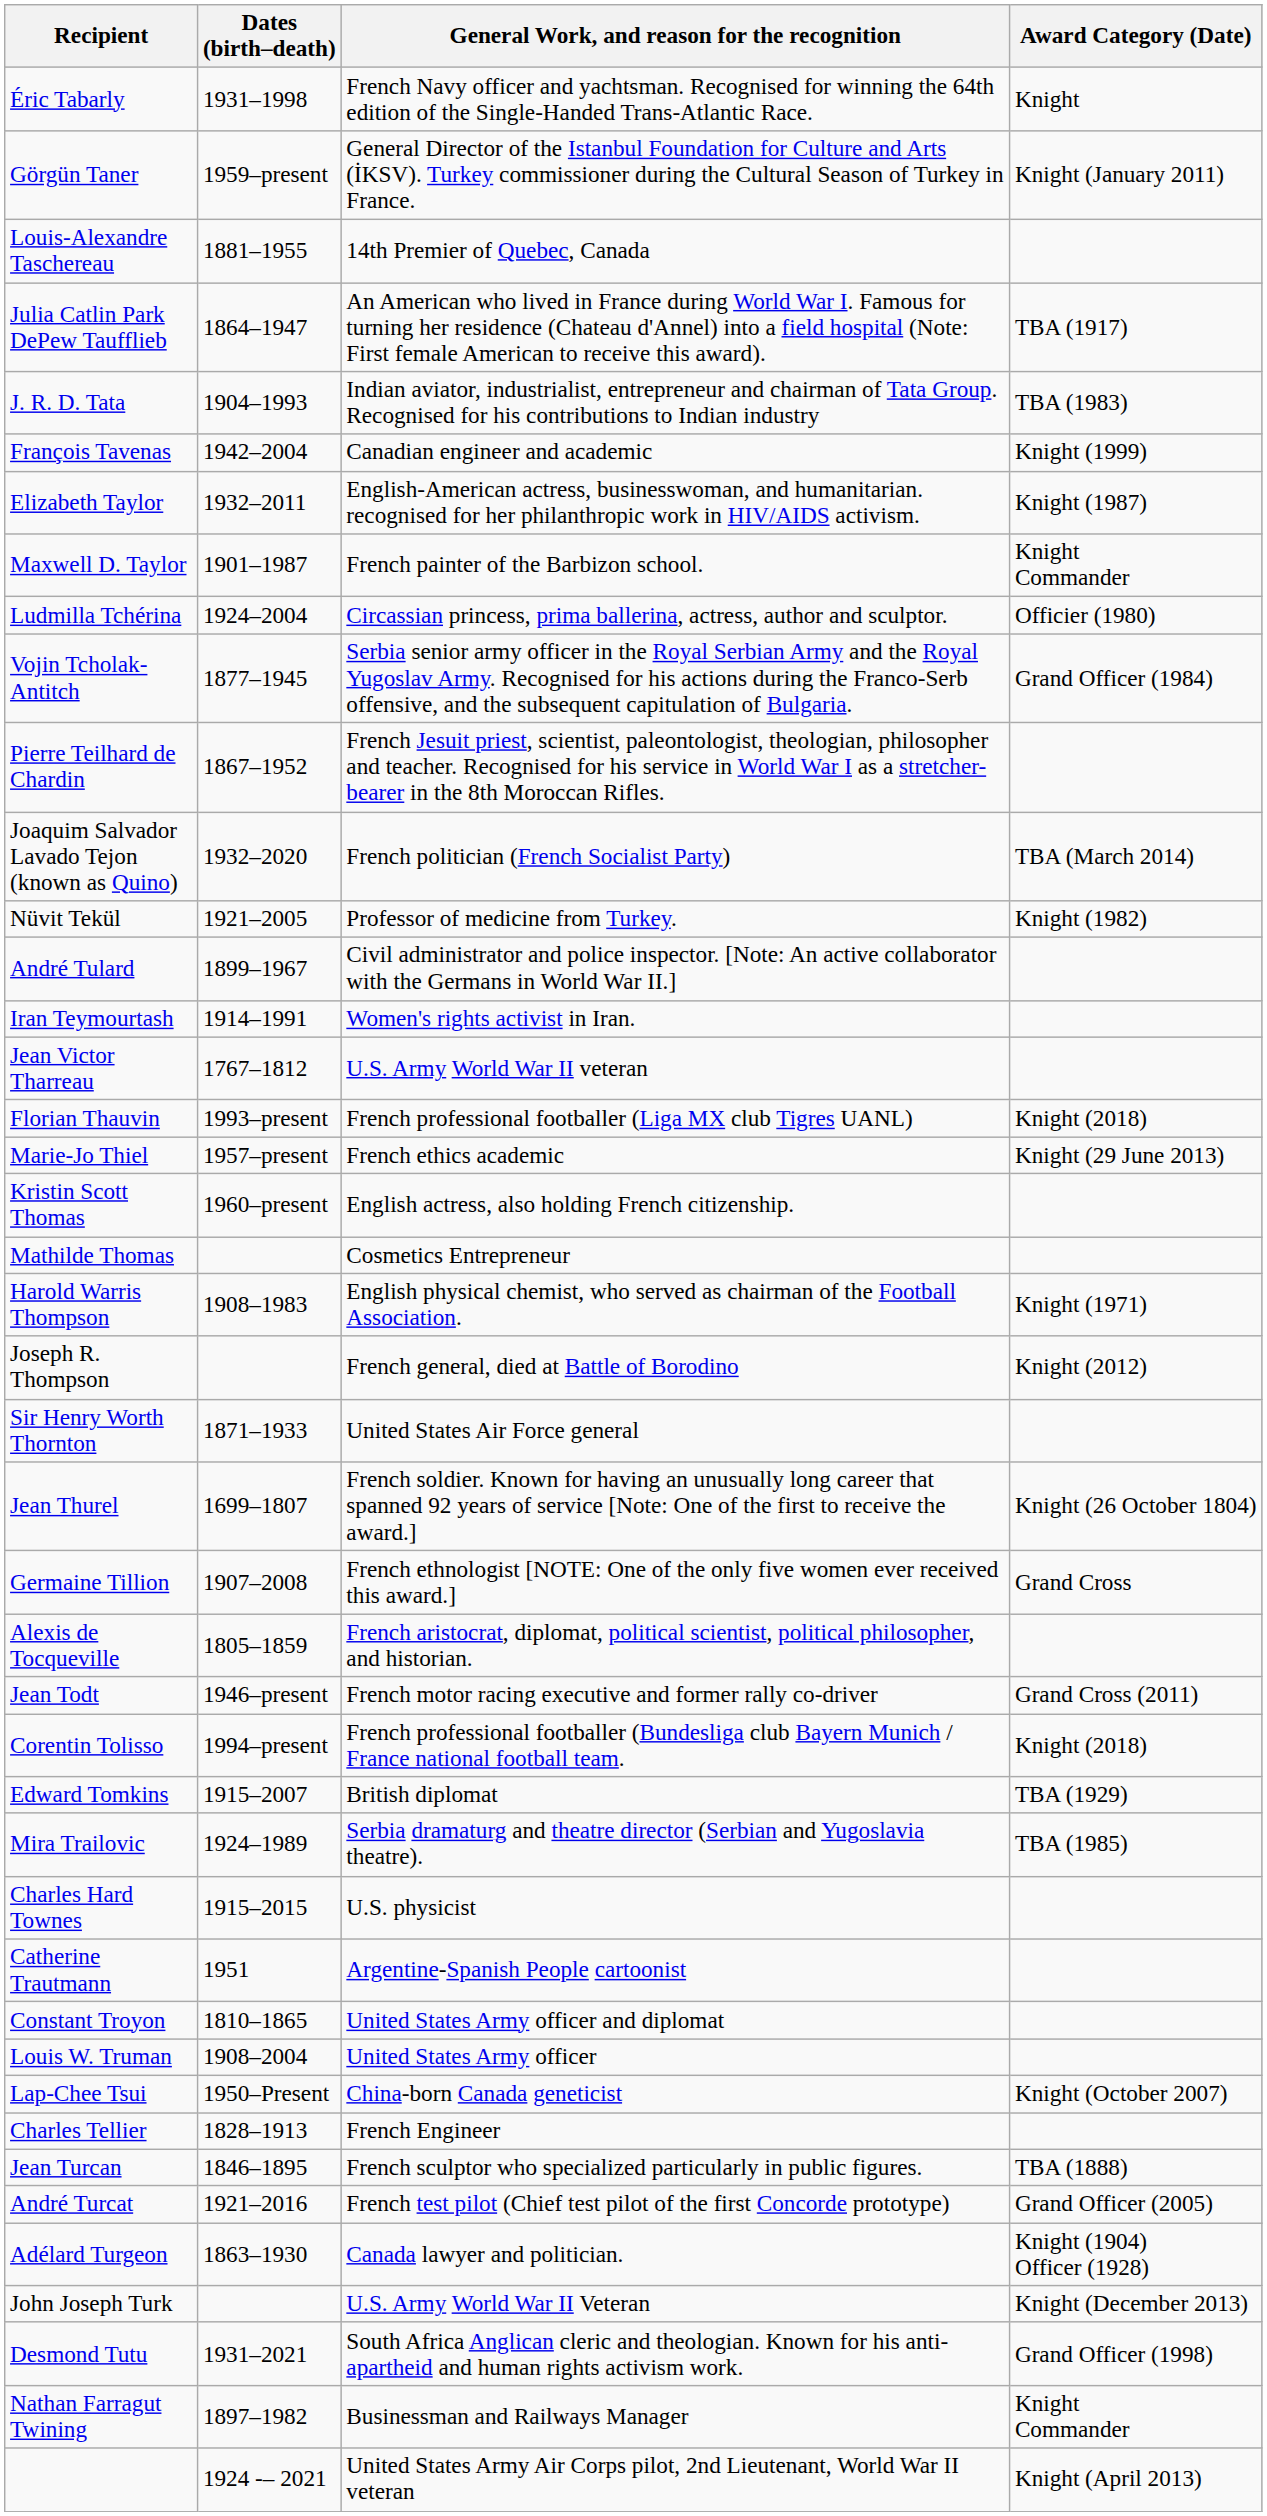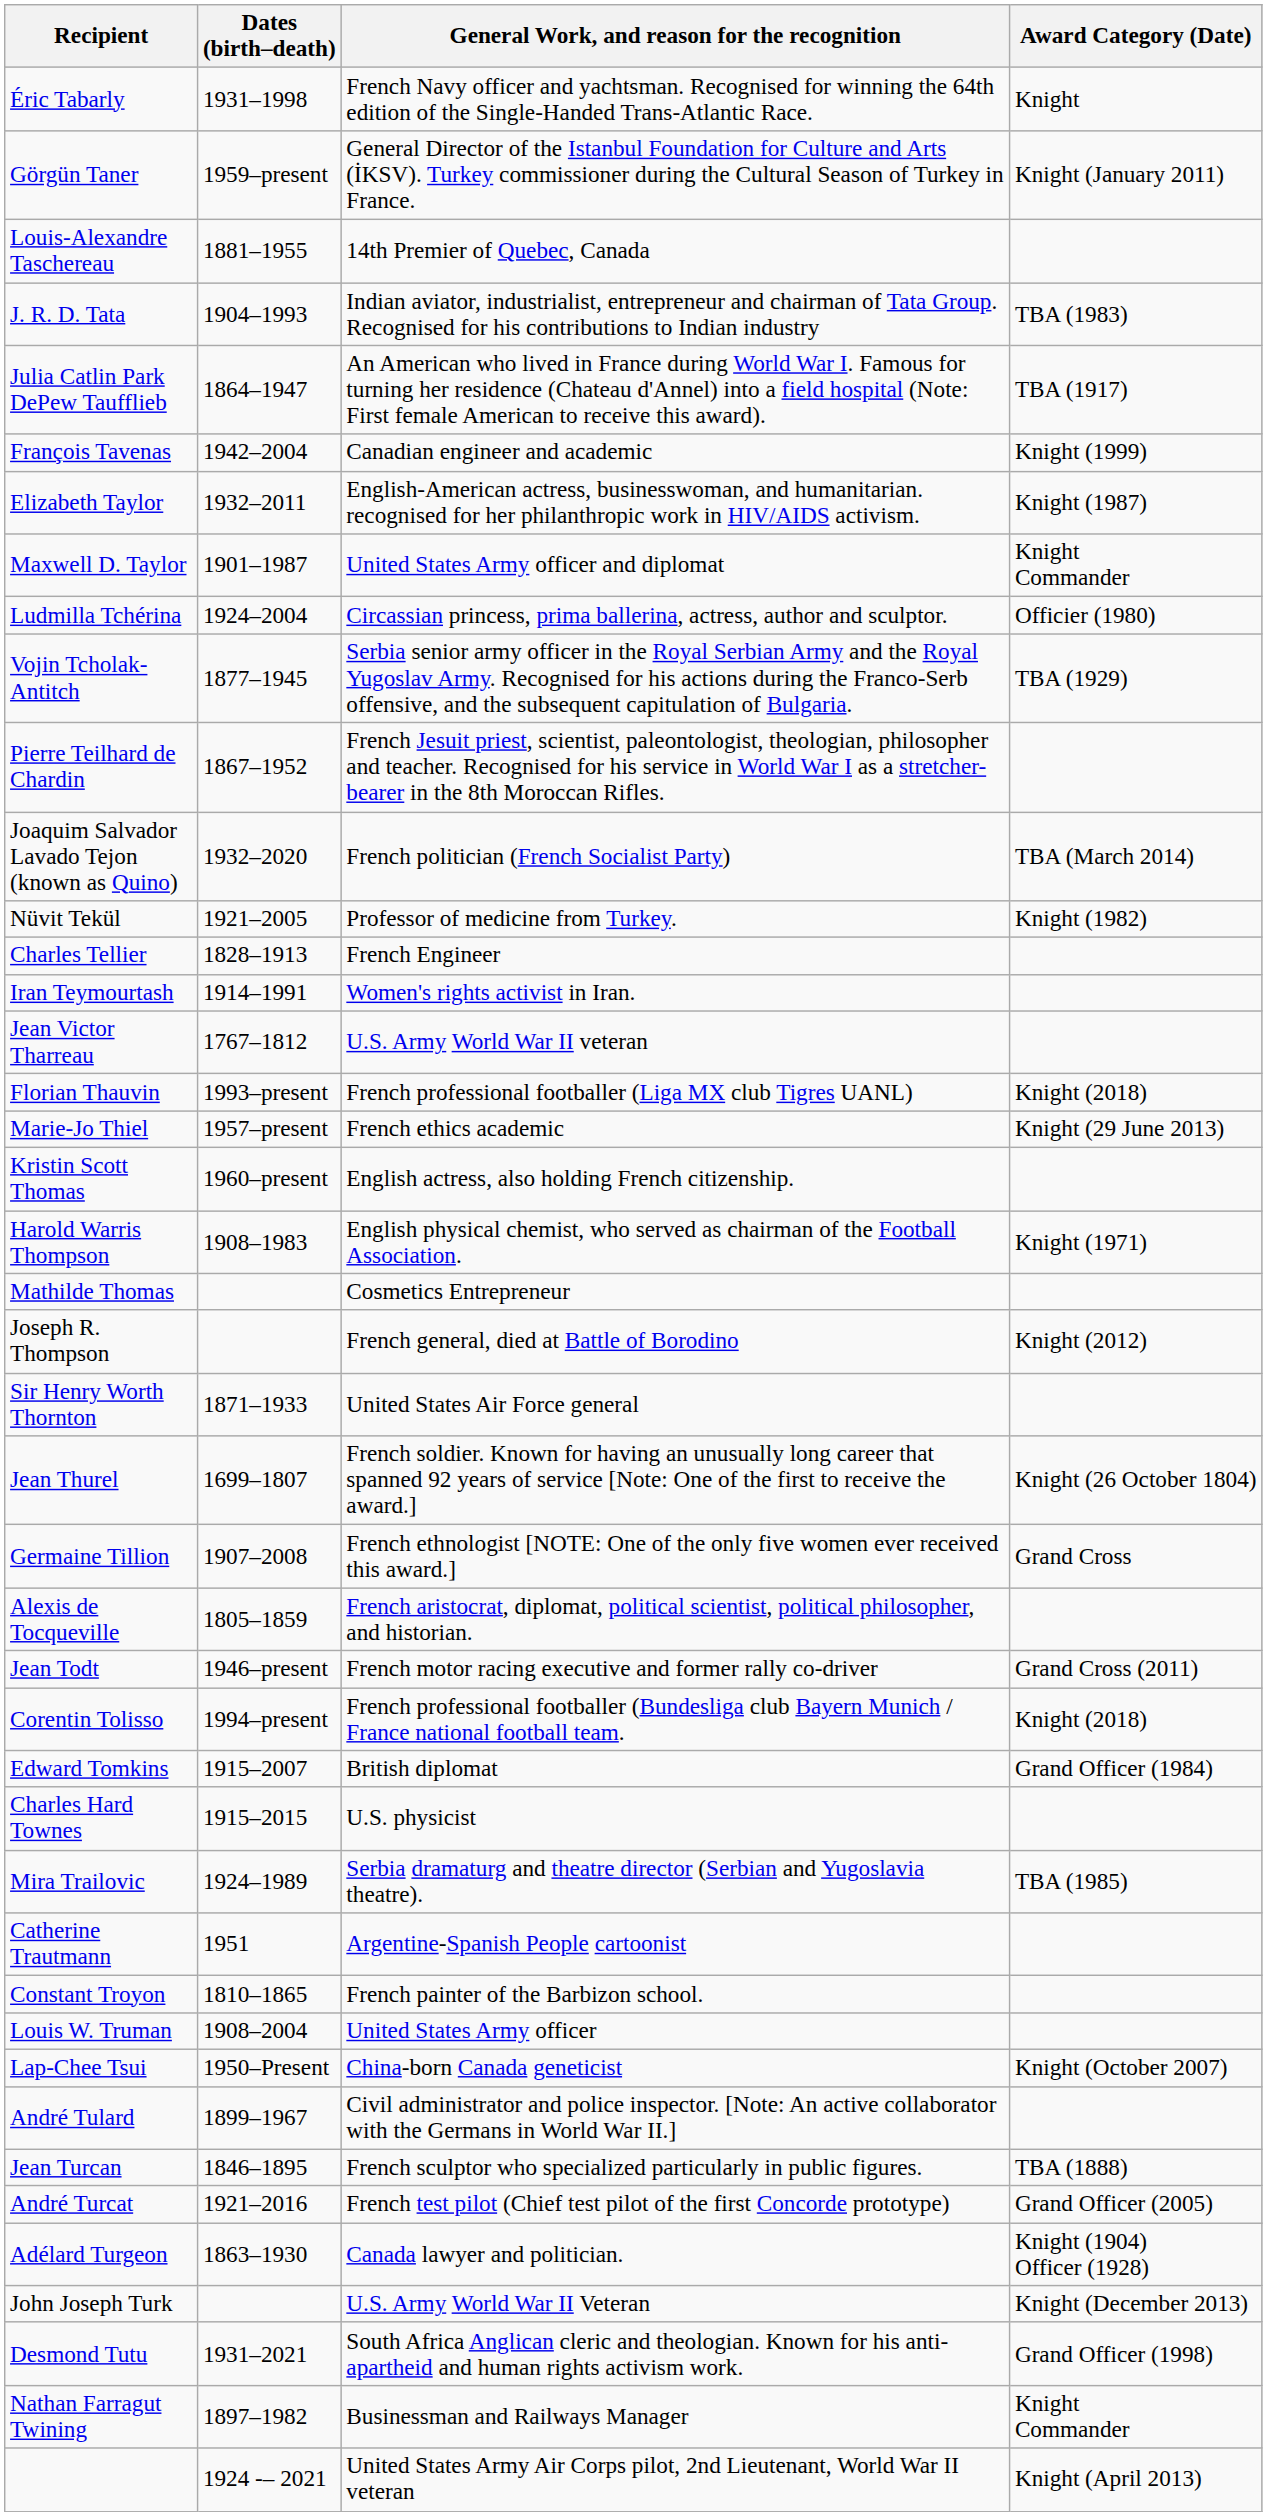rows swapped: (68, 402) <-> (88, 326)
(525, 565) French painter of the Barbizon school. -> (535, 565) United States Army officer and diplomat
(1114, 677) Grand Officer (1984) -> (1071, 677) TBA (1929)
rows swapped: (78, 2130) <-> (72, 968)
rows swapped: (92, 1254) <-> (76, 1304)
(1071, 1794) TBA (1929) -> (1114, 1768) Grand Officer (1984)
rows swapped: (72, 1907) <-> (77, 1844)
(535, 2020) United States Army officer and diplomat -> (525, 1993) French painter of the Barbizon school.
